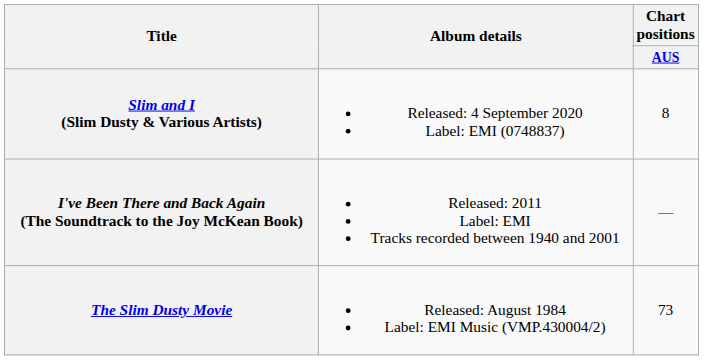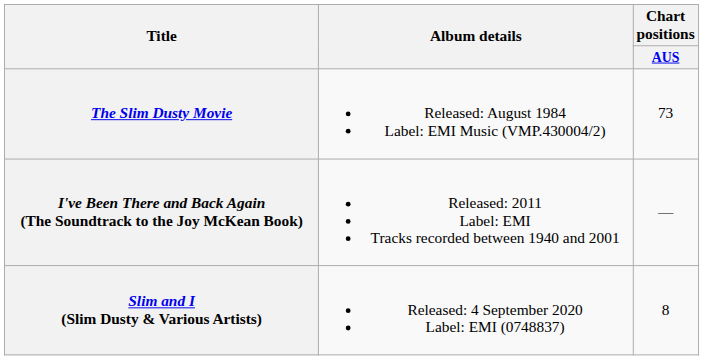rows swapped: (162, 310) <-> (162, 113)
